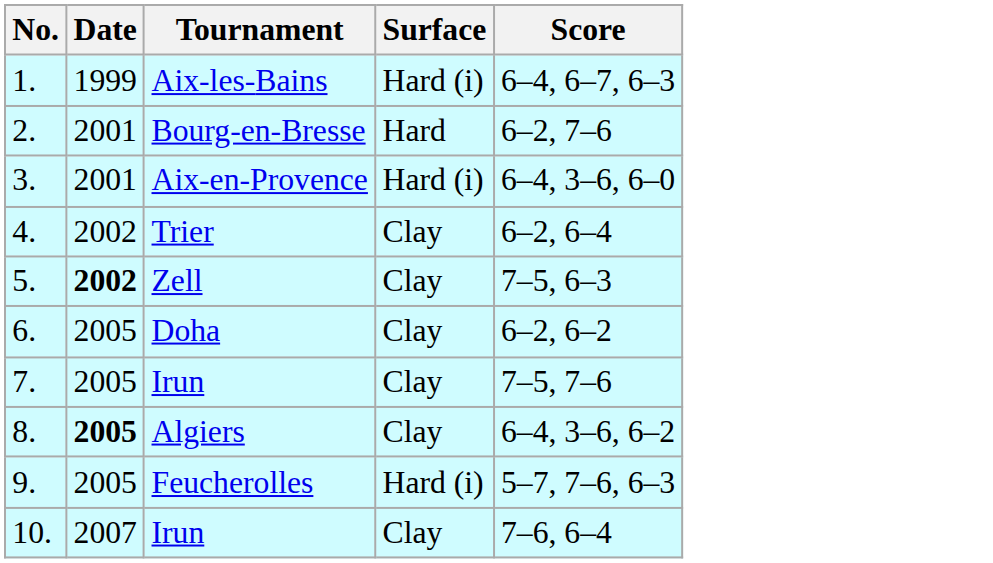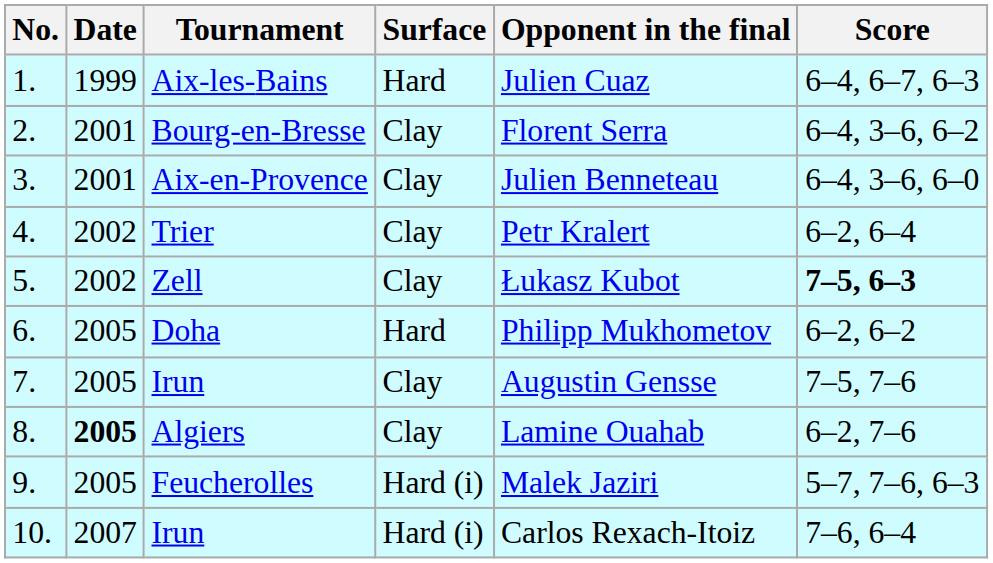+ column: (646, 29)
(433, 79) Hard (i) -> (414, 79) Hard
(414, 130) Hard -> (412, 130) Clay
(556, 130) 6–2, 7–6 -> (892, 130) 6–4, 3–6, 6–2
(433, 180) Hard (i) -> (412, 180) Clay
(105, 280) bold -> (105, 280) normal
(556, 280) normal -> (861, 280) bold
(412, 331) Clay -> (414, 331) Hard
(588, 431) 6–4, 3–6, 6–2 -> (861, 431) 6–2, 7–6
(412, 532) Clay -> (433, 532) Hard (i)
